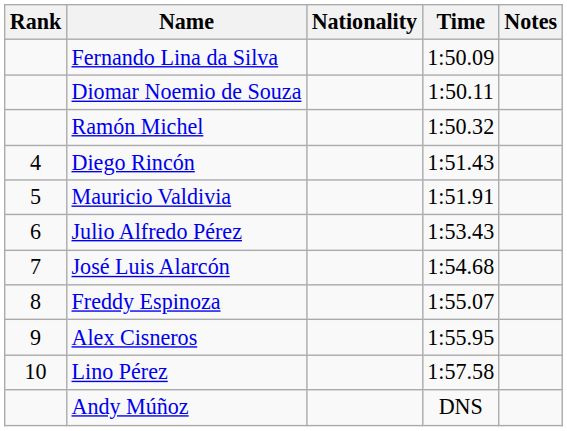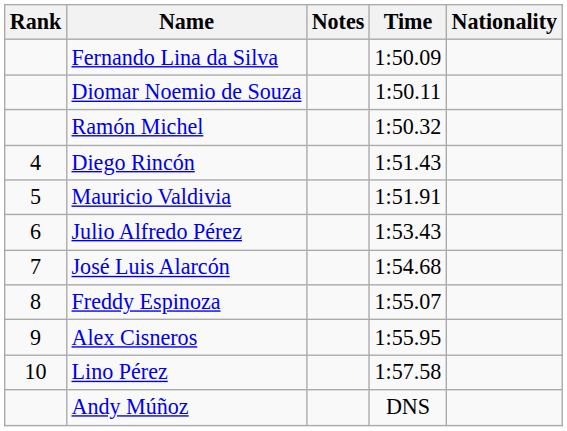columns swapped: (364, 22) <-> (531, 22)
